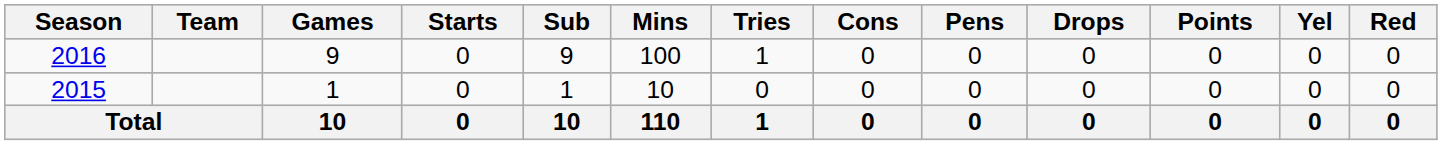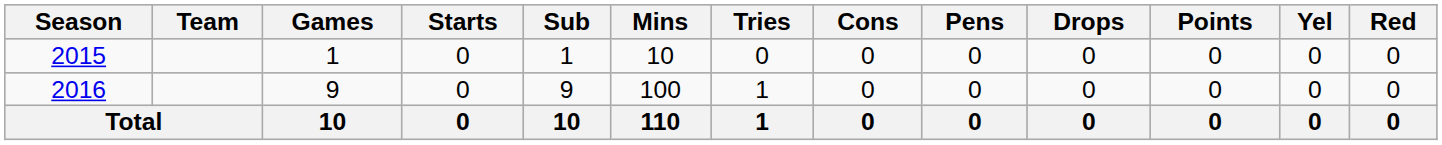rows swapped: (79, 88) <-> (79, 55)
